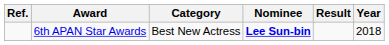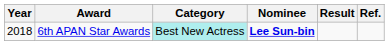columns swapped: (369, 13) <-> (18, 13)
(196, 31) no background -> (200, 31) paleturquoise background
